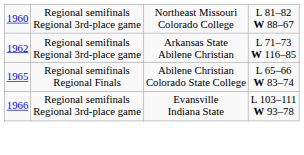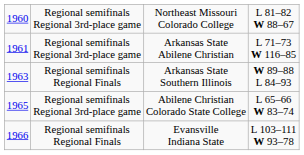(18, 48) 1962 -> (18, 48) 1961
+ row: (196, 77)
(87, 77) Regional semifinals Regional Finals -> (87, 106) Regional semifinals Regional 3rd-place game
(87, 106) Regional semifinals Regional 3rd-place game -> (87, 135) Regional semifinals Regional Finals
